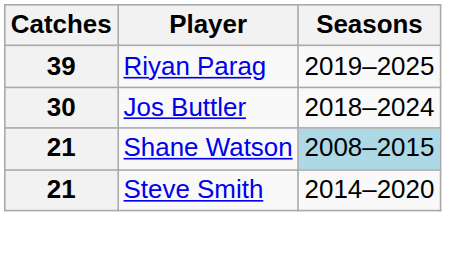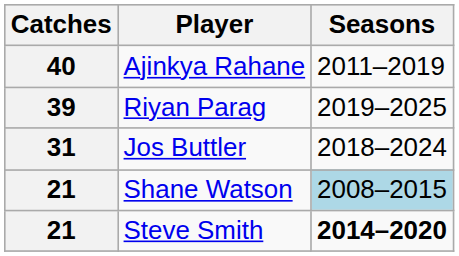+ row: (214, 66)
(61, 107) 30 -> (61, 148) 31
(369, 189) normal -> (382, 230) bold
